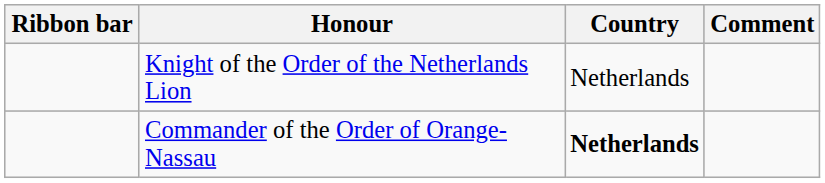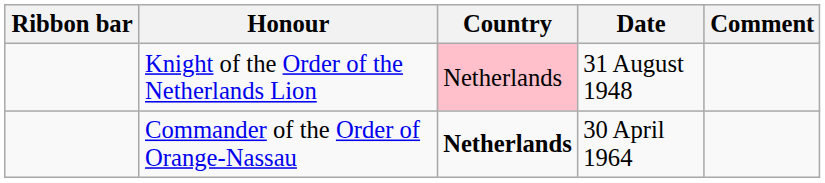+ column: (641, 24)
(630, 76) no background -> (503, 76) pink background
